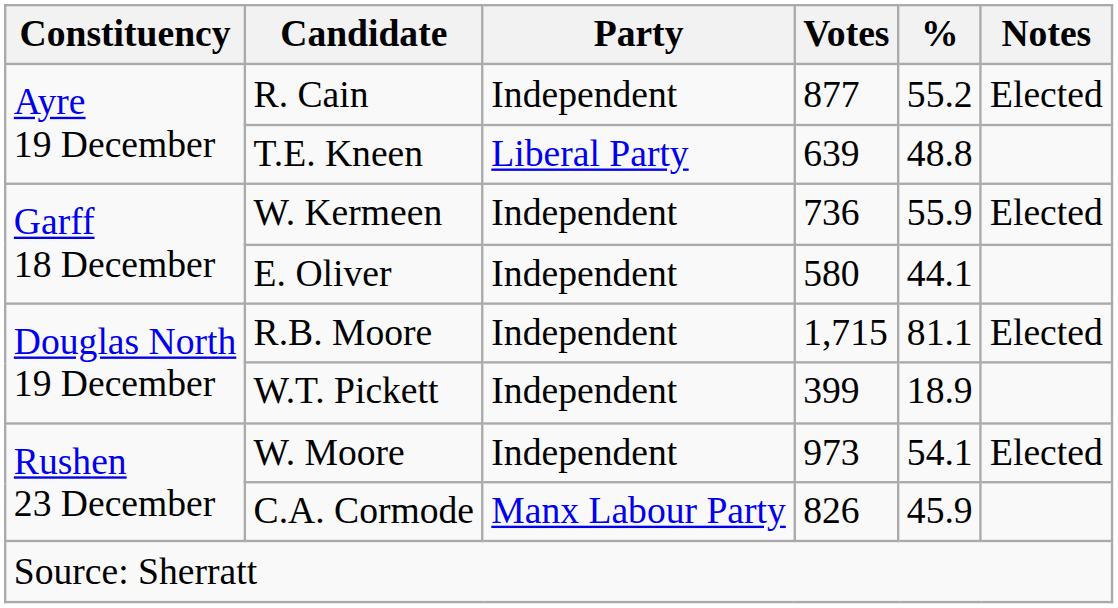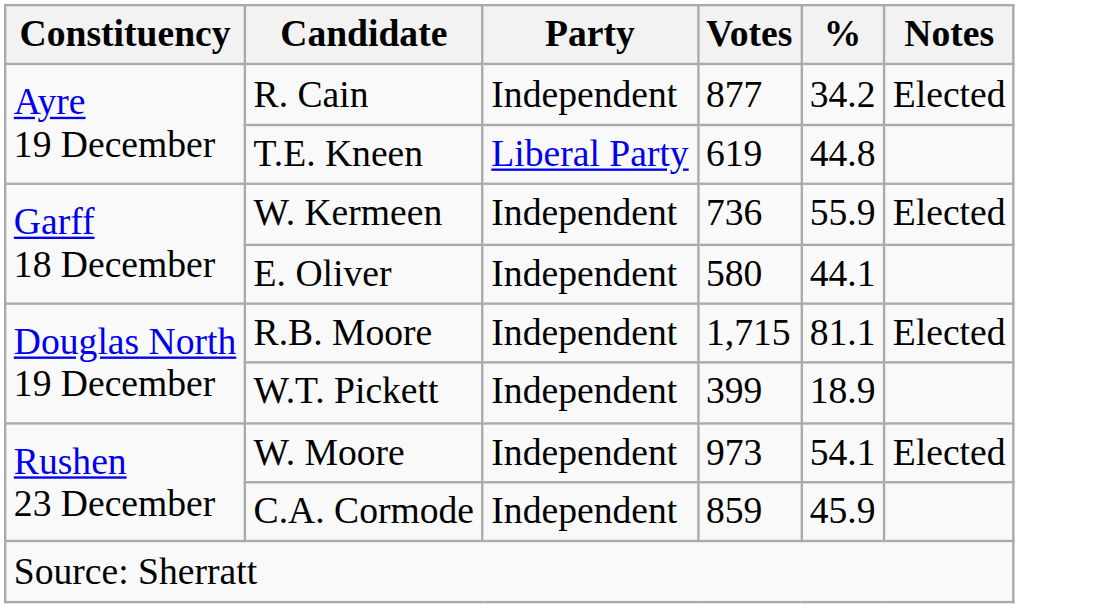(940, 93) 55.2 -> (843, 93) 34.2
(831, 153) 639 -> (734, 153) 619
(940, 153) 48.8 -> (843, 153) 44.8
(639, 511) Manx Labour Party -> (584, 511) Independent
(831, 511) 826 -> (734, 511) 859
